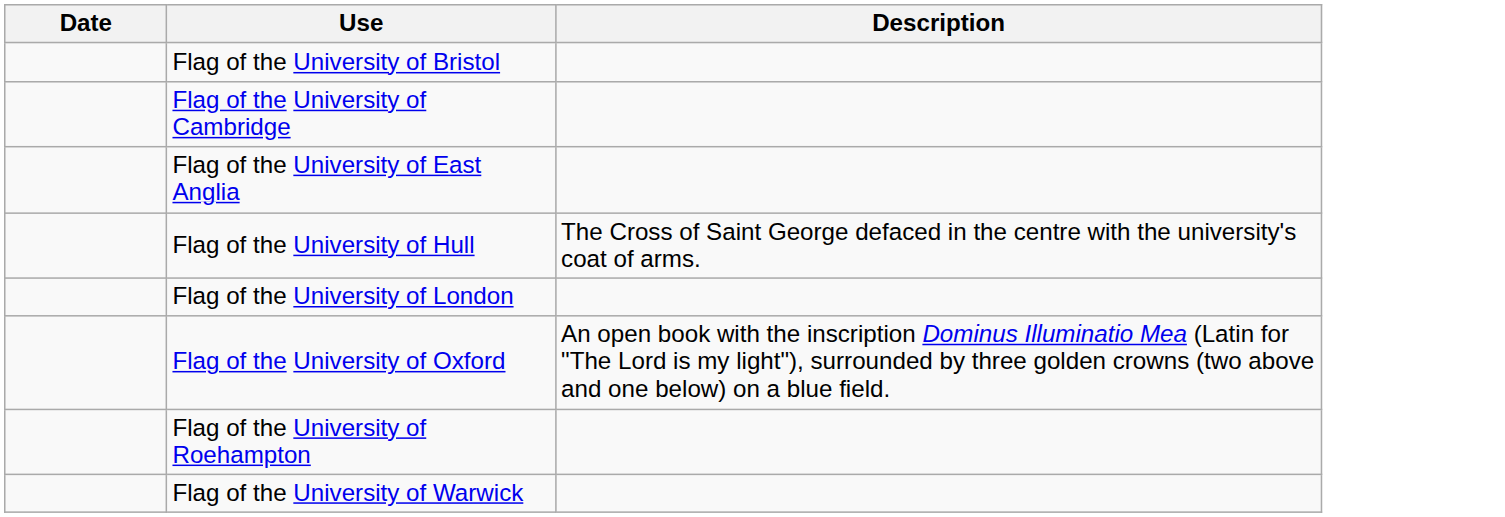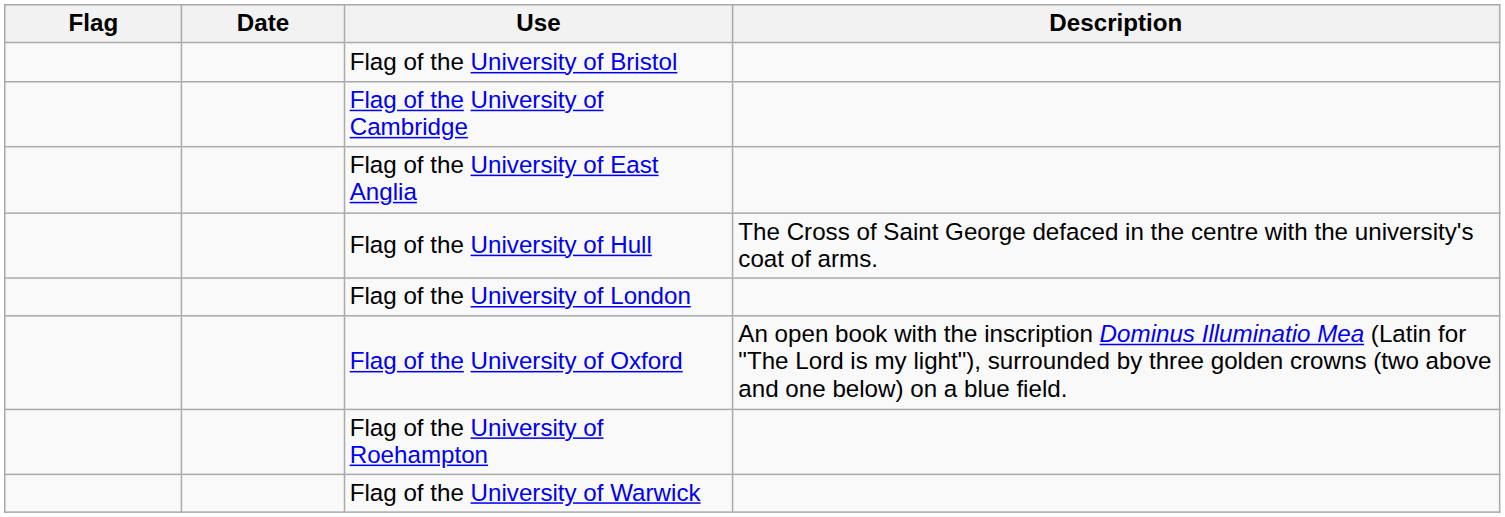+ column: (93, 23)
